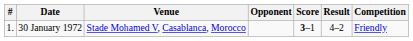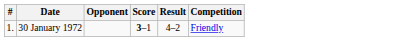- column: (166, 12)
